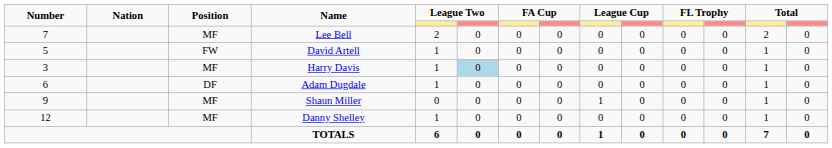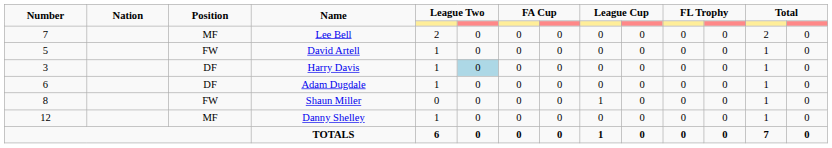(210, 67) MF -> (210, 67) DF
(45, 101) 9 -> (45, 101) 8
(210, 101) MF -> (210, 101) FW
